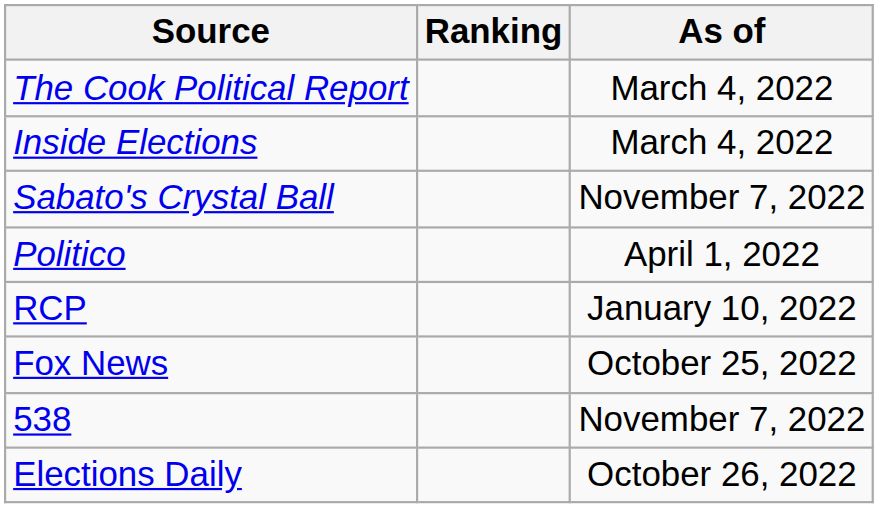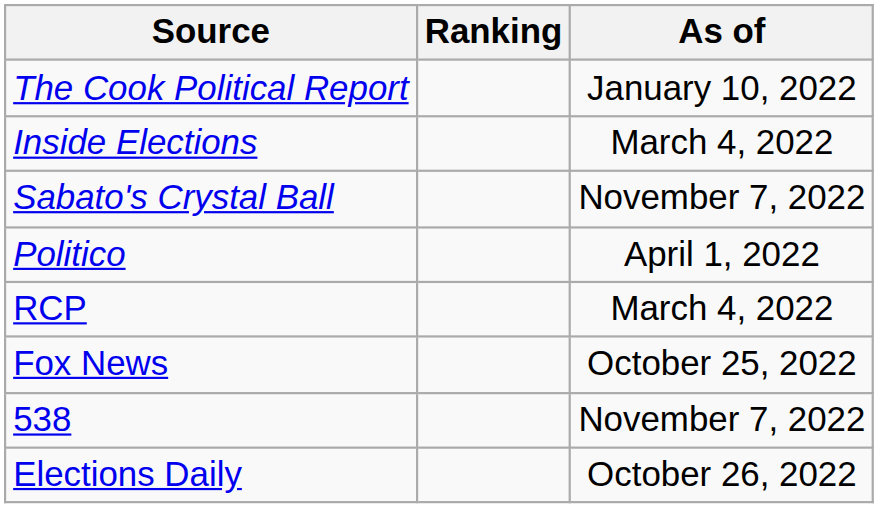(722, 87) March 4, 2022 -> (722, 87) January 10, 2022
(722, 308) January 10, 2022 -> (722, 308) March 4, 2022
